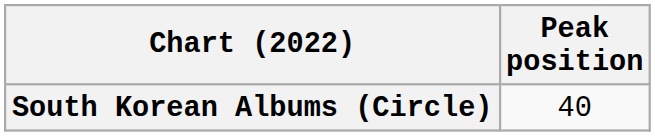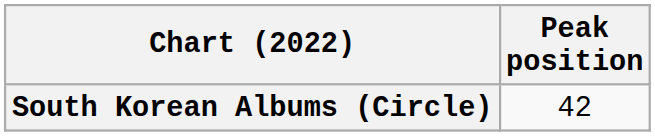(575, 108) 40 -> (575, 108) 42
